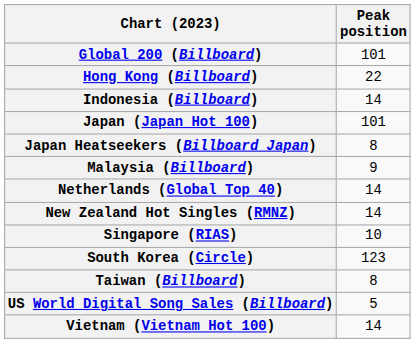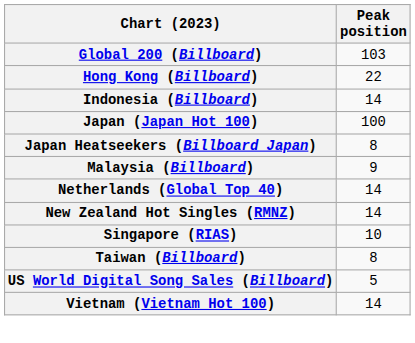(373, 55) 101 -> (373, 55) 103
(373, 123) 101 -> (373, 123) 100
- row: (171, 259)
